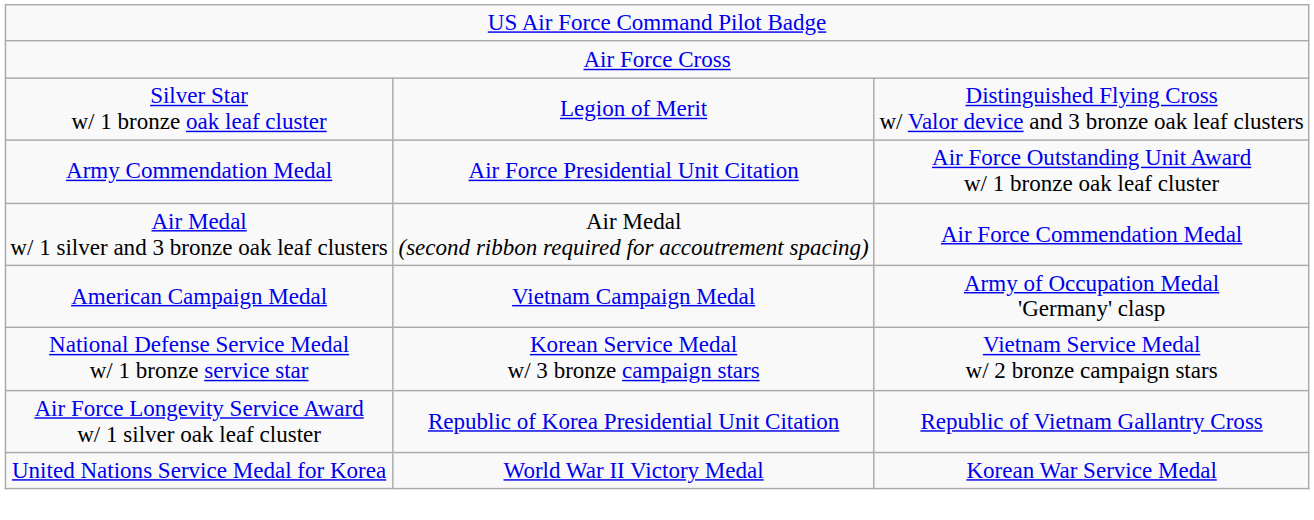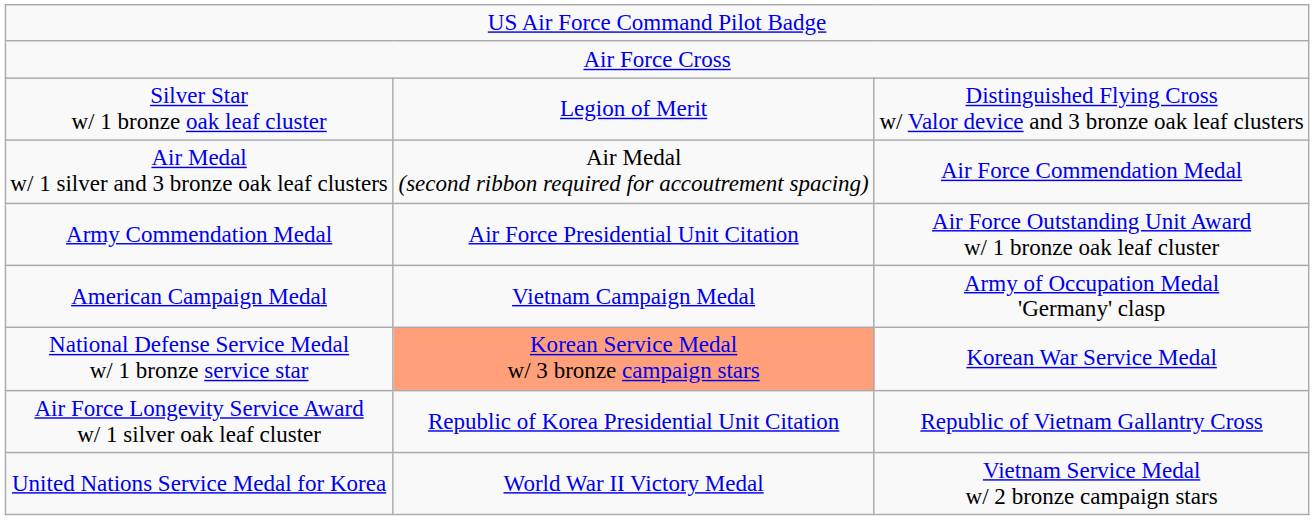rows swapped: (199, 233) <-> (199, 171)
(634, 358) no background -> (634, 358) lightsalmon background
(1092, 358) Vietnam Service Medal w/ 2 bronze campaign stars -> (1092, 358) Korean War Service Medal
(1092, 470) Korean War Service Medal -> (1092, 483) Vietnam Service Medal w/ 2 bronze campaign stars
